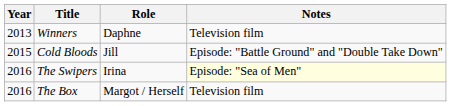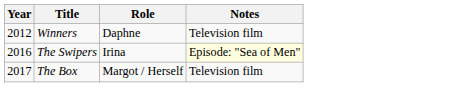(19, 33) 2013 -> (19, 33) 2012
- row: (67, 52)
(19, 91) 2016 -> (19, 71) 2017
